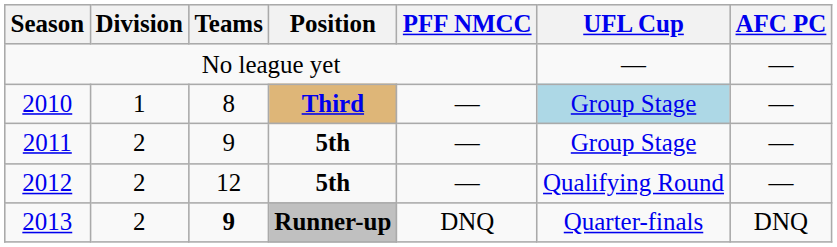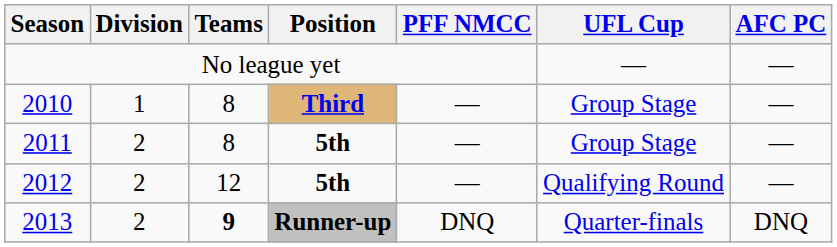(634, 103) lightblue background -> (634, 103) no background
(229, 143) 9 -> (229, 143) 8
